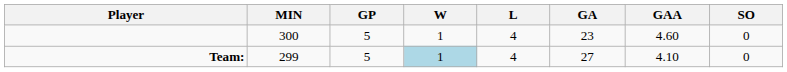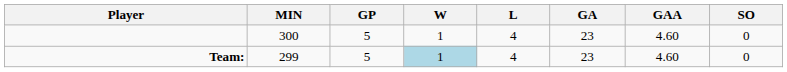(587, 56) 27 -> (587, 56) 23
(667, 56) 4.10 -> (667, 56) 4.60
